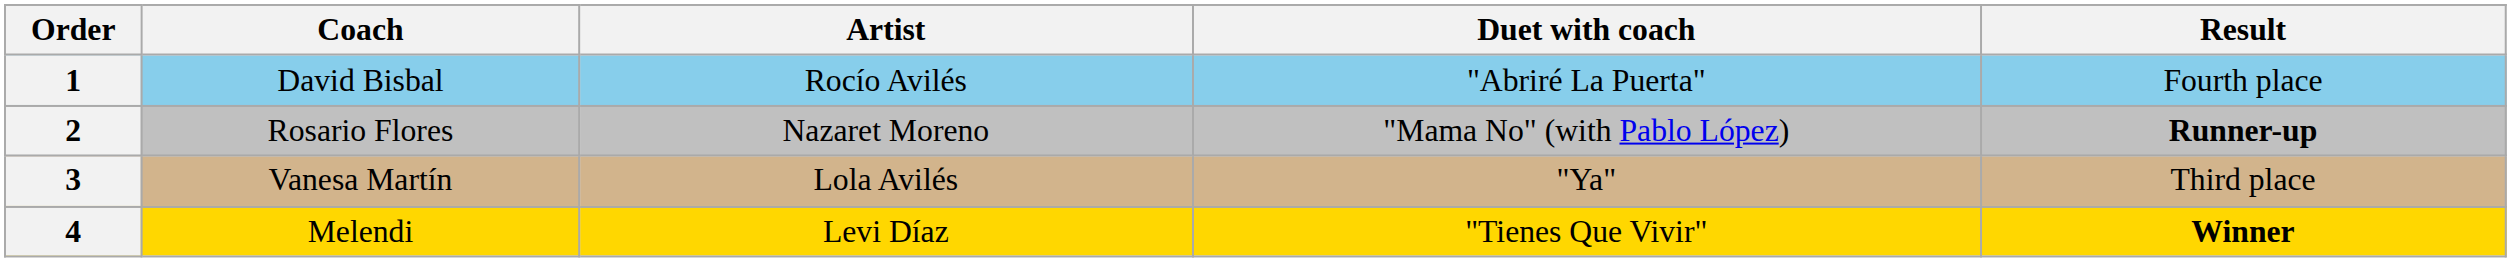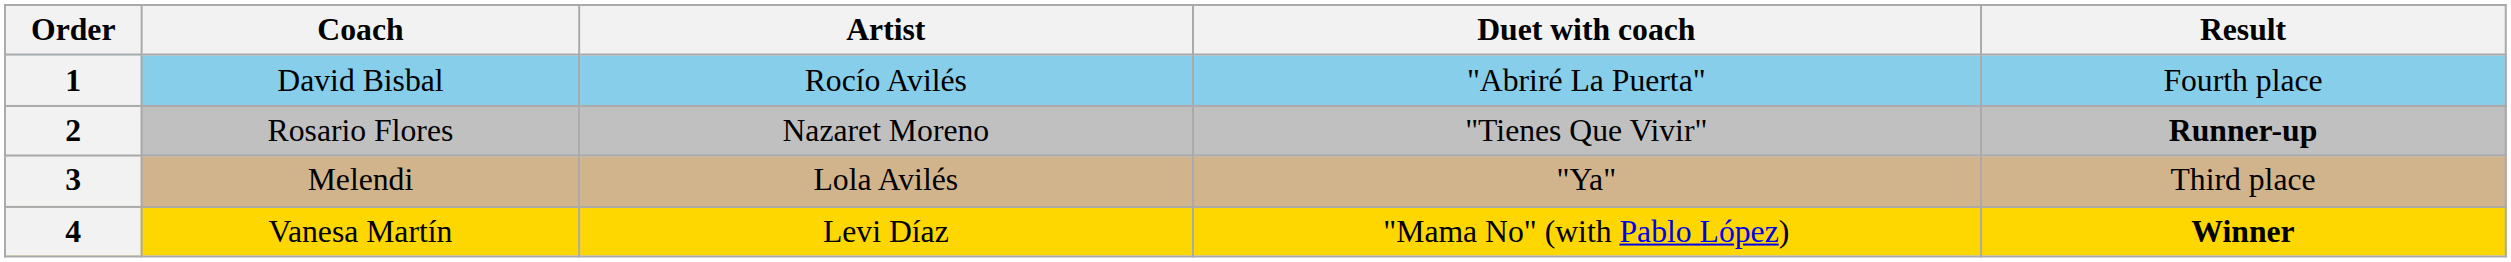(1586, 130) "Mama No" (with Pablo López) -> (1586, 130) "Tienes Que Vivir"
(360, 180) Vanesa Martín -> (360, 180) Melendi
(360, 230) Melendi -> (360, 230) Vanesa Martín
(1586, 230) "Tienes Que Vivir" -> (1586, 230) "Mama No" (with Pablo López)
